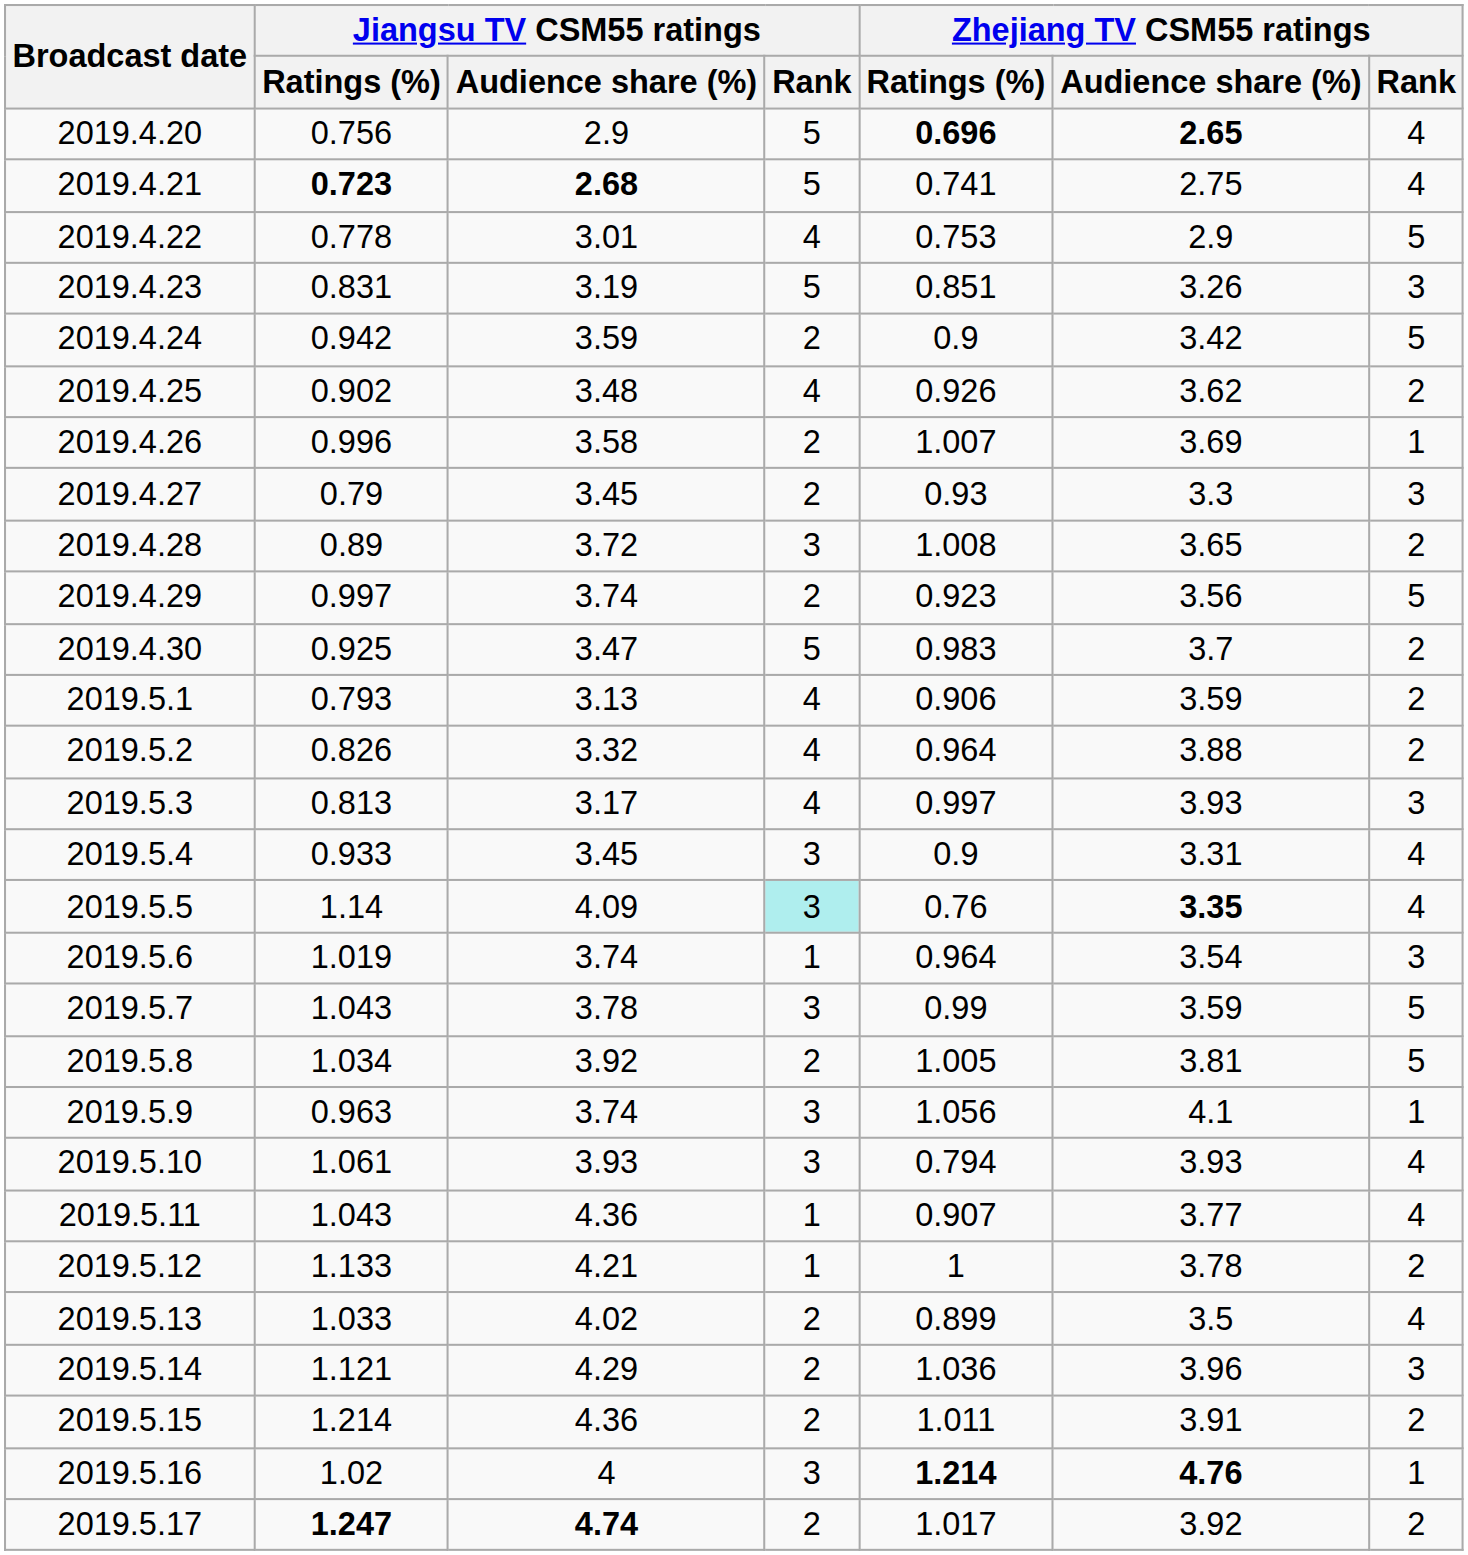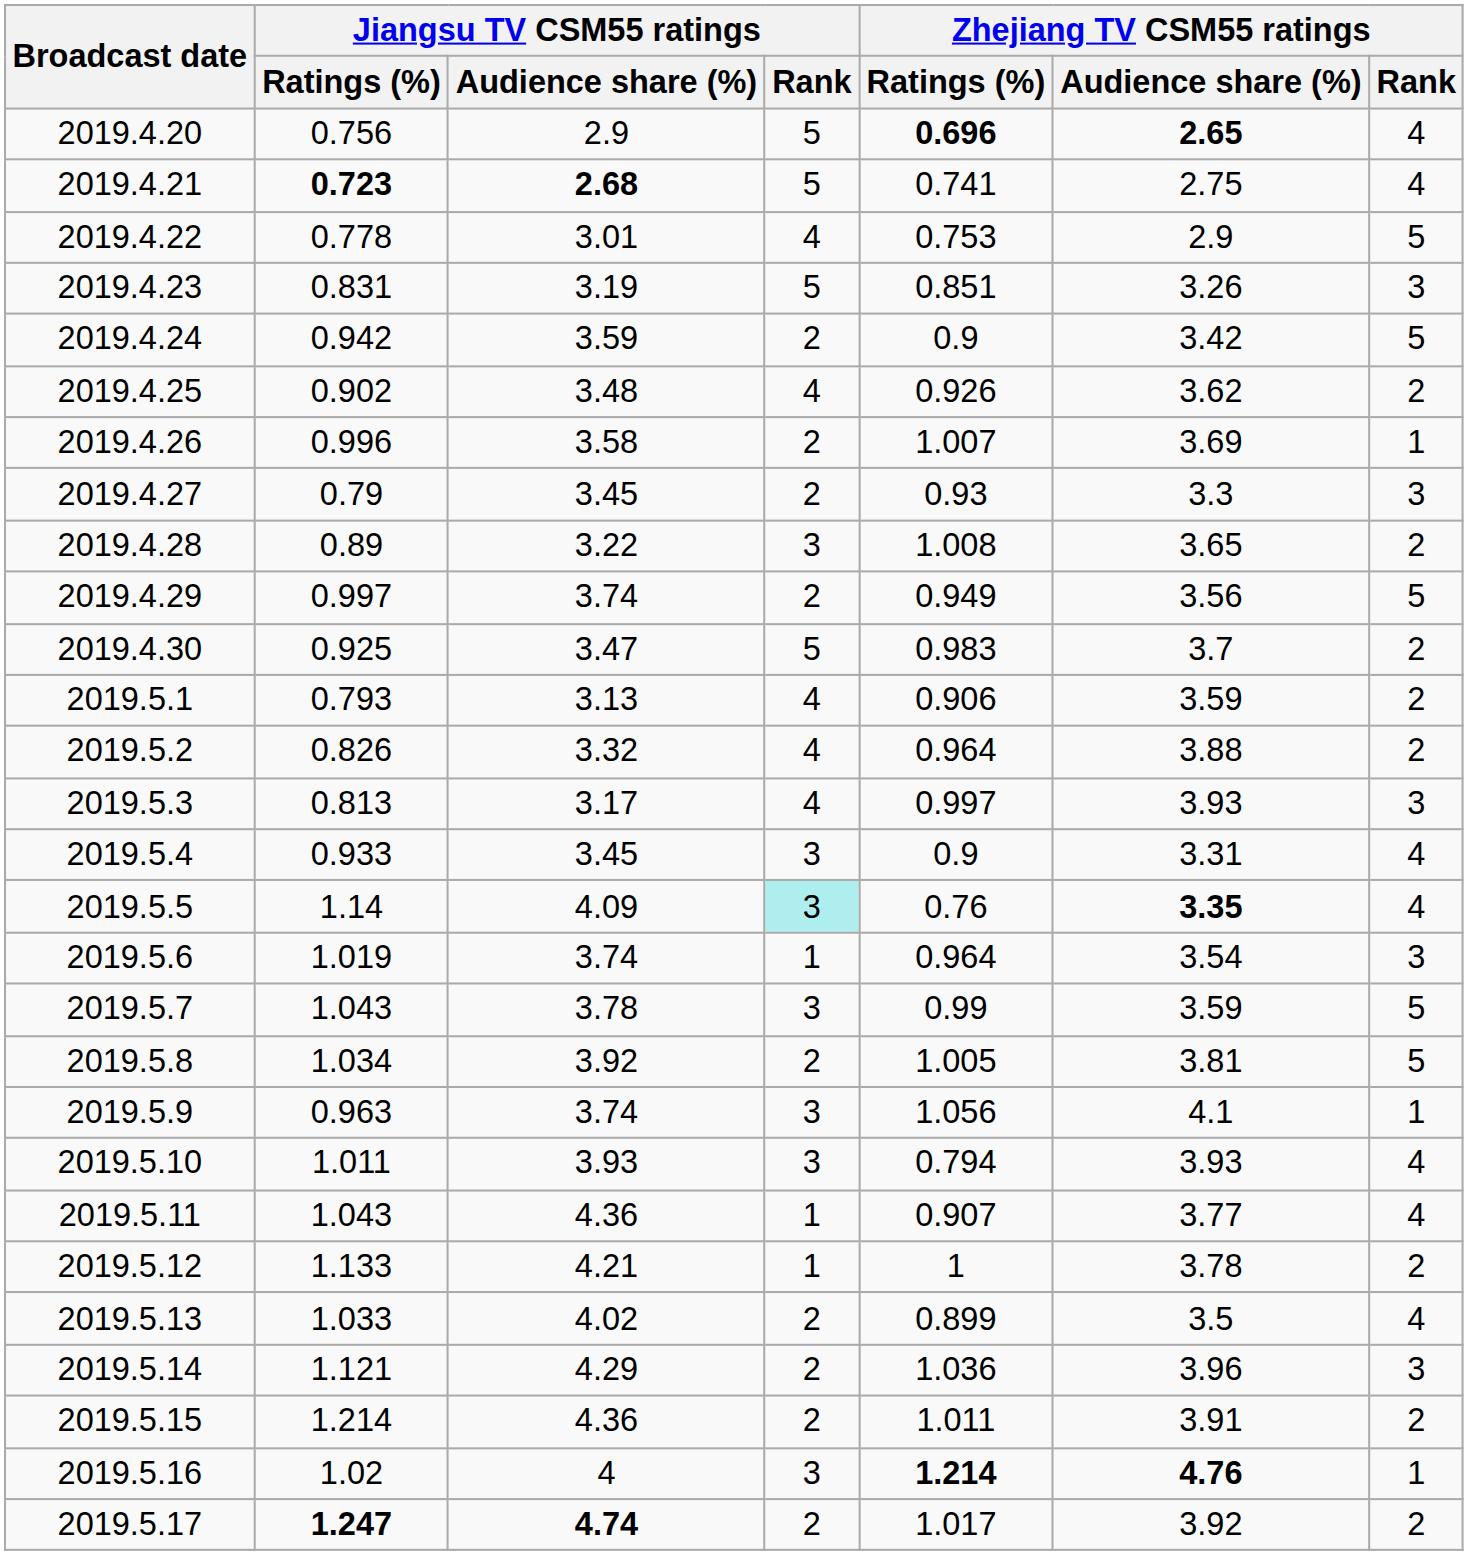(606, 545) 3.72 -> (606, 545) 3.22
(956, 596) 0.923 -> (956, 596) 0.949
(351, 1163) 1.061 -> (351, 1163) 1.011
